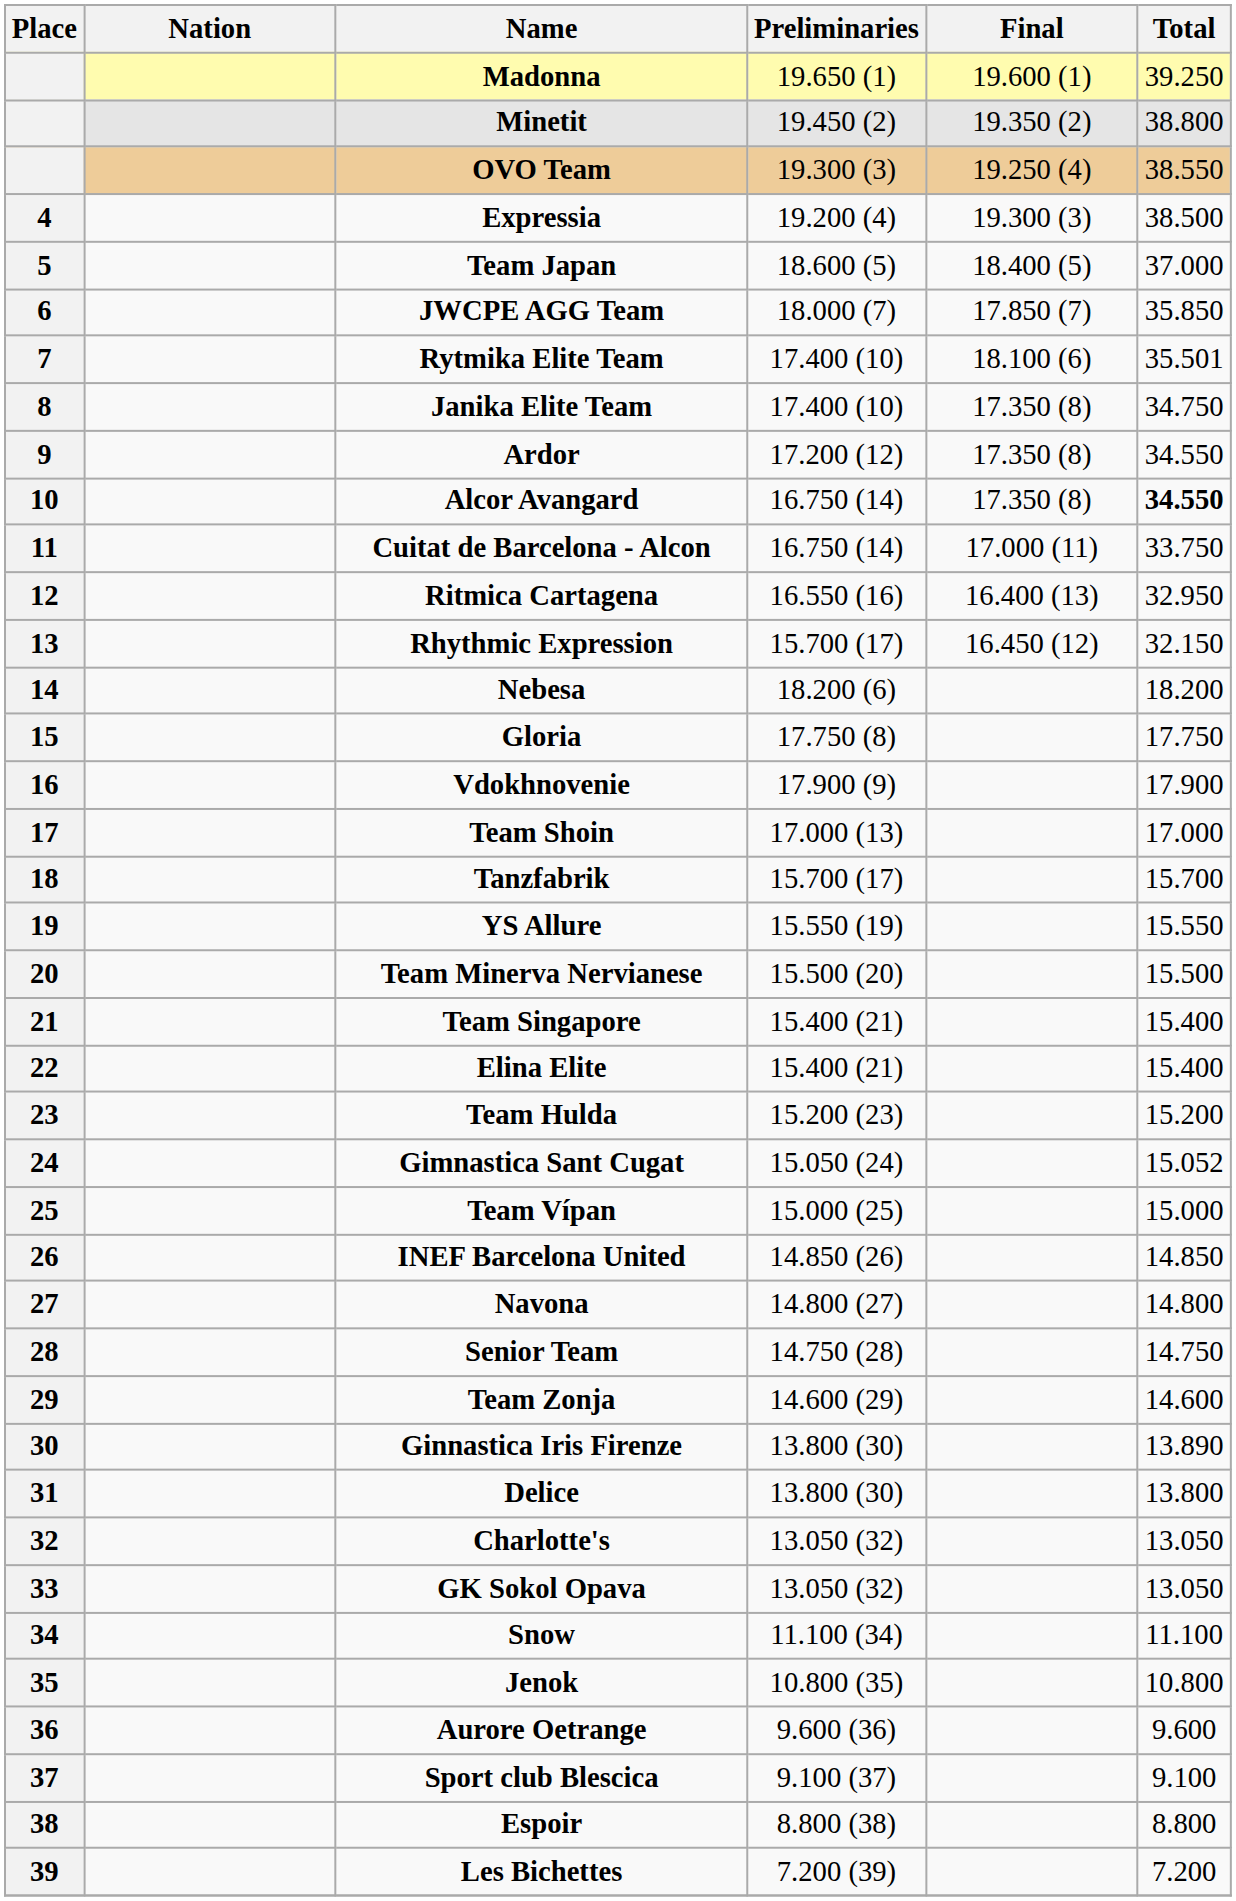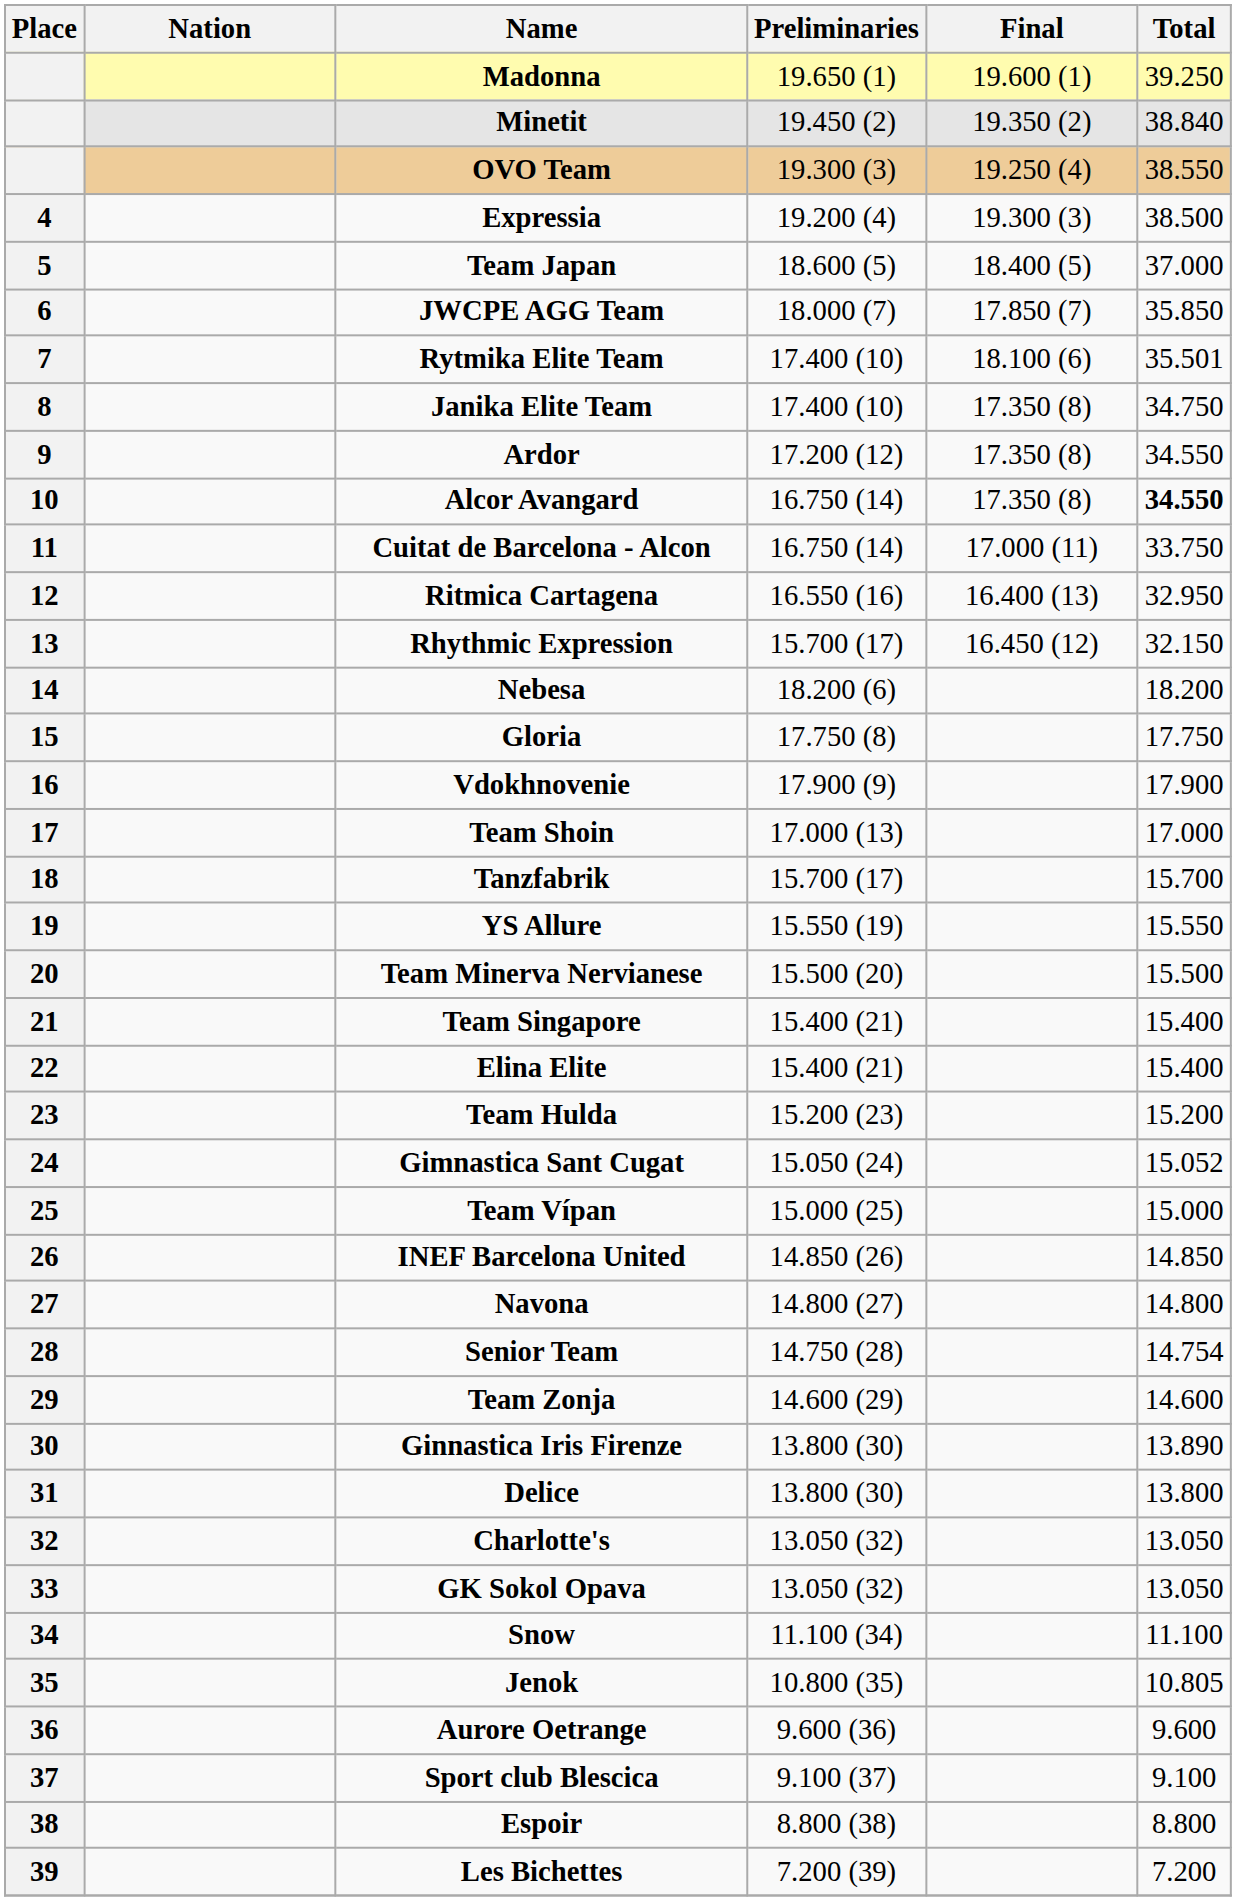(1184, 123) 38.800 -> (1184, 123) 38.840
(1184, 1351) 14.750 -> (1184, 1351) 14.754
(1184, 1682) 10.800 -> (1184, 1682) 10.805
